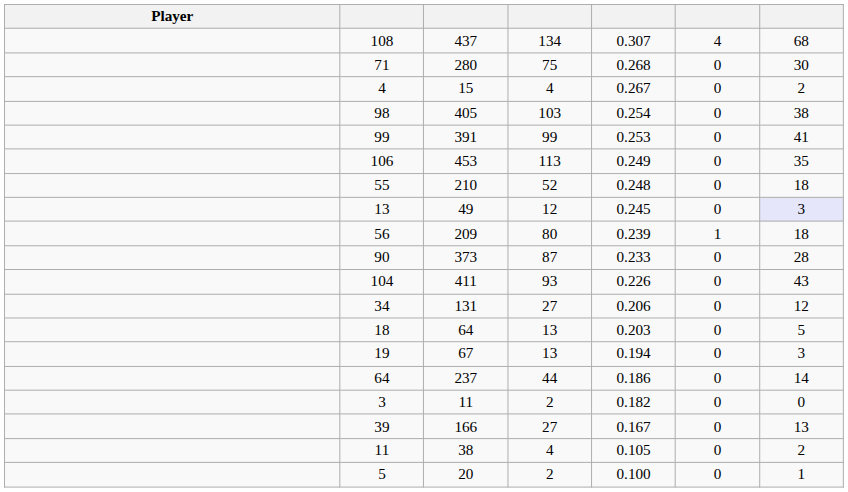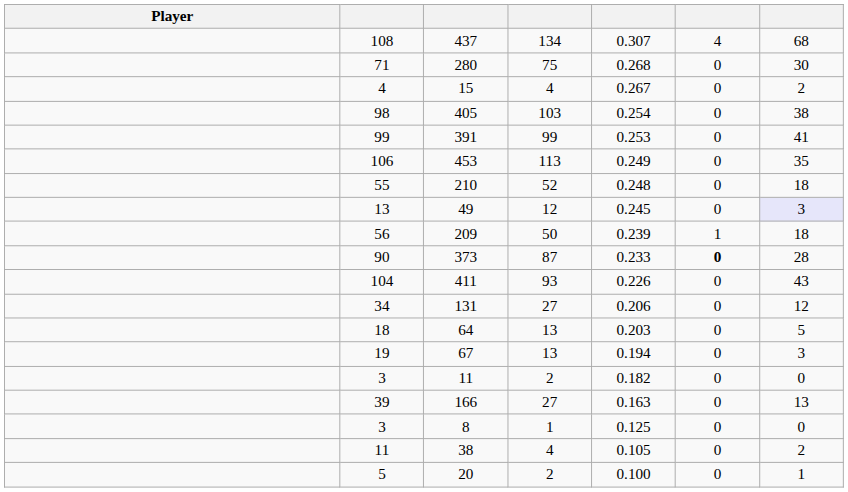(550, 233) 80 -> (550, 233) 50
(717, 257) normal -> (717, 257) bold
- row: (466, 378)
(634, 426) 0.167 -> (634, 402) 0.163
+ row: (466, 426)
